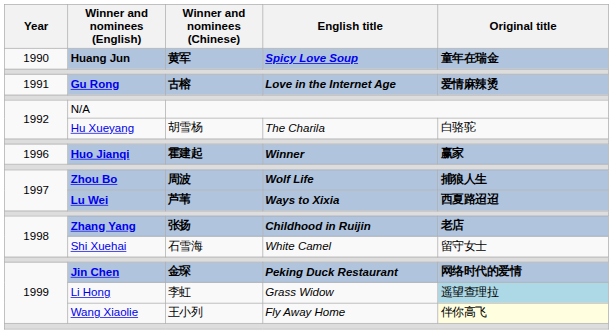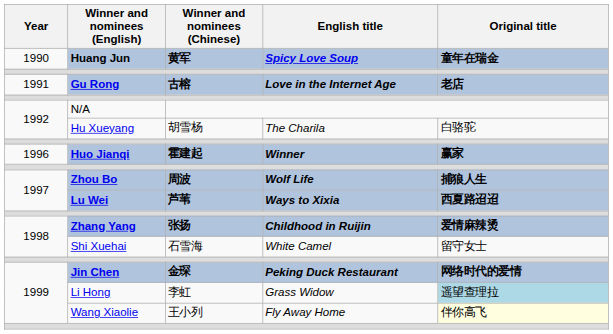(469, 84) 爱情麻辣烫 -> (452, 84) 老店
(452, 225) 老店 -> (469, 225) 爱情麻辣烫
